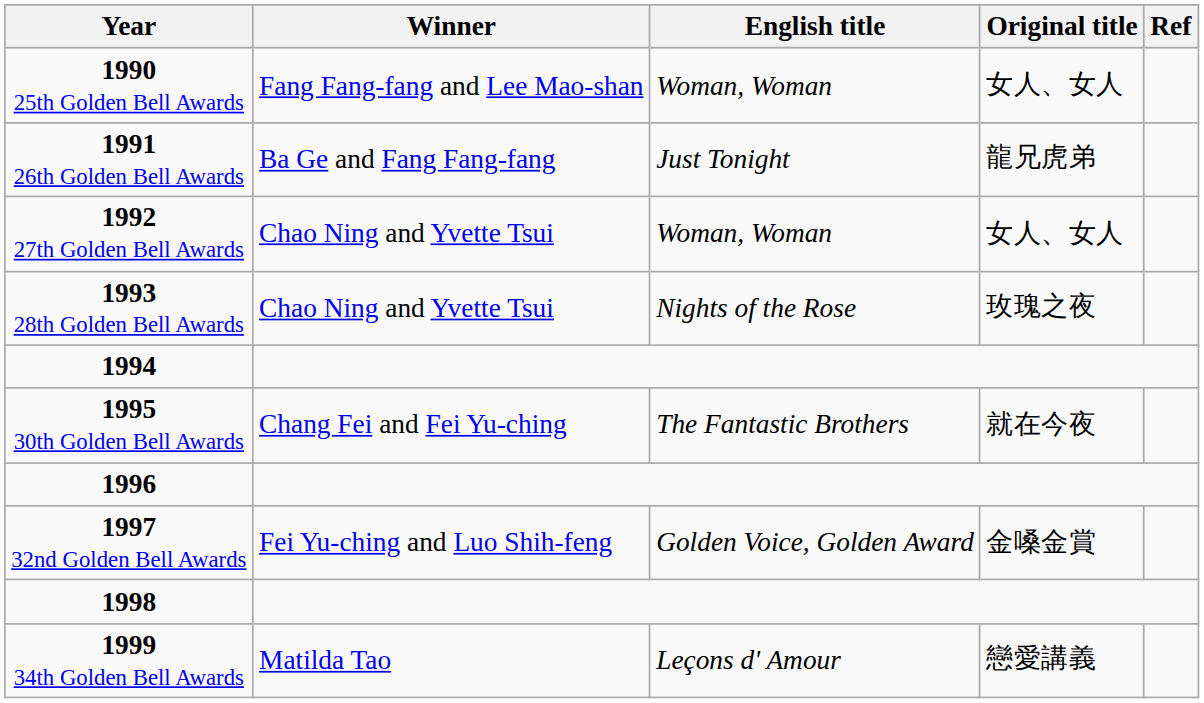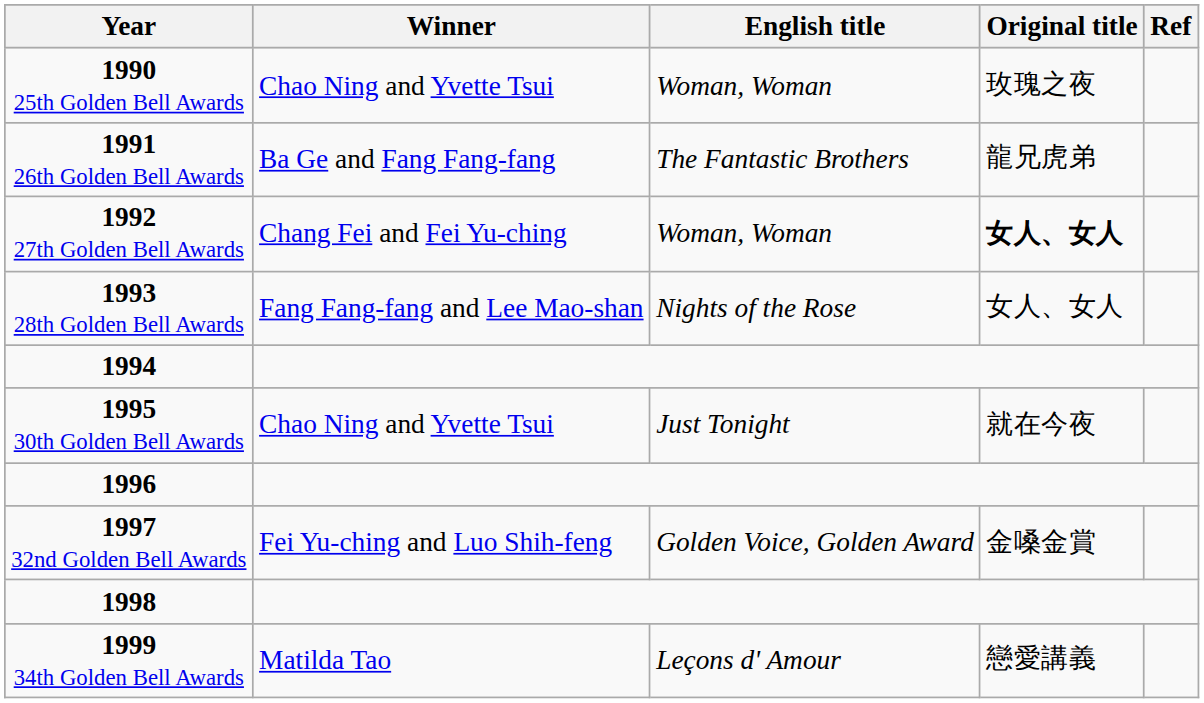(451, 84) Fang Fang-fang and Lee Mao-shan -> (406, 84) Chao Ning and Yvette Tsui
(1055, 84) 女人、女人 -> (1041, 84) 玫瑰之夜
(723, 159) Just Tonight -> (783, 159) The Fantastic Brothers
(406, 233) Chao Ning and Yvette Tsui -> (413, 233) Chang Fei and Fei Yu-ching
(1055, 232) normal -> (1055, 232) bold
(406, 307) Chao Ning and Yvette Tsui -> (451, 307) Fang Fang-fang and Lee Mao-shan
(1041, 306) 玫瑰之夜 -> (1055, 306) 女人、女人
(413, 425) Chang Fei and Fei Yu-ching -> (406, 425) Chao Ning and Yvette Tsui
(783, 425) The Fantastic Brothers -> (723, 425) Just Tonight
